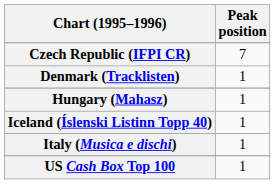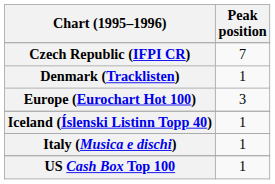+ row: (110, 99)
- row: (110, 99)
